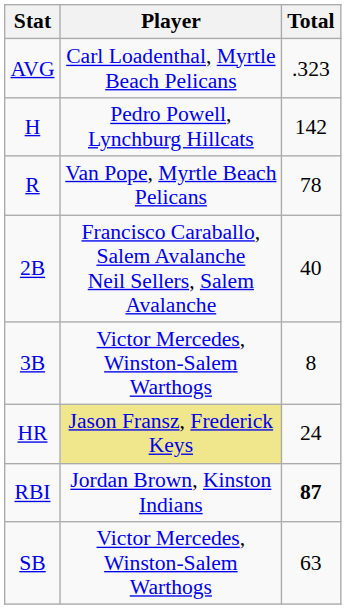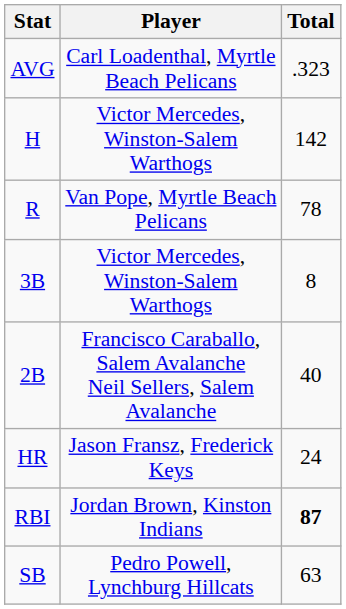(171, 126) Pedro Powell, Lynchburg Hillcats -> (171, 138) Victor Mercedes, Winston-Salem Warthogs
rows swapped: (32, 268) <-> (32, 363)
(171, 433) khaki background -> (171, 458) no background
(171, 562) Victor Mercedes, Winston-Salem Warthogs -> (171, 575) Pedro Powell, Lynchburg Hillcats
